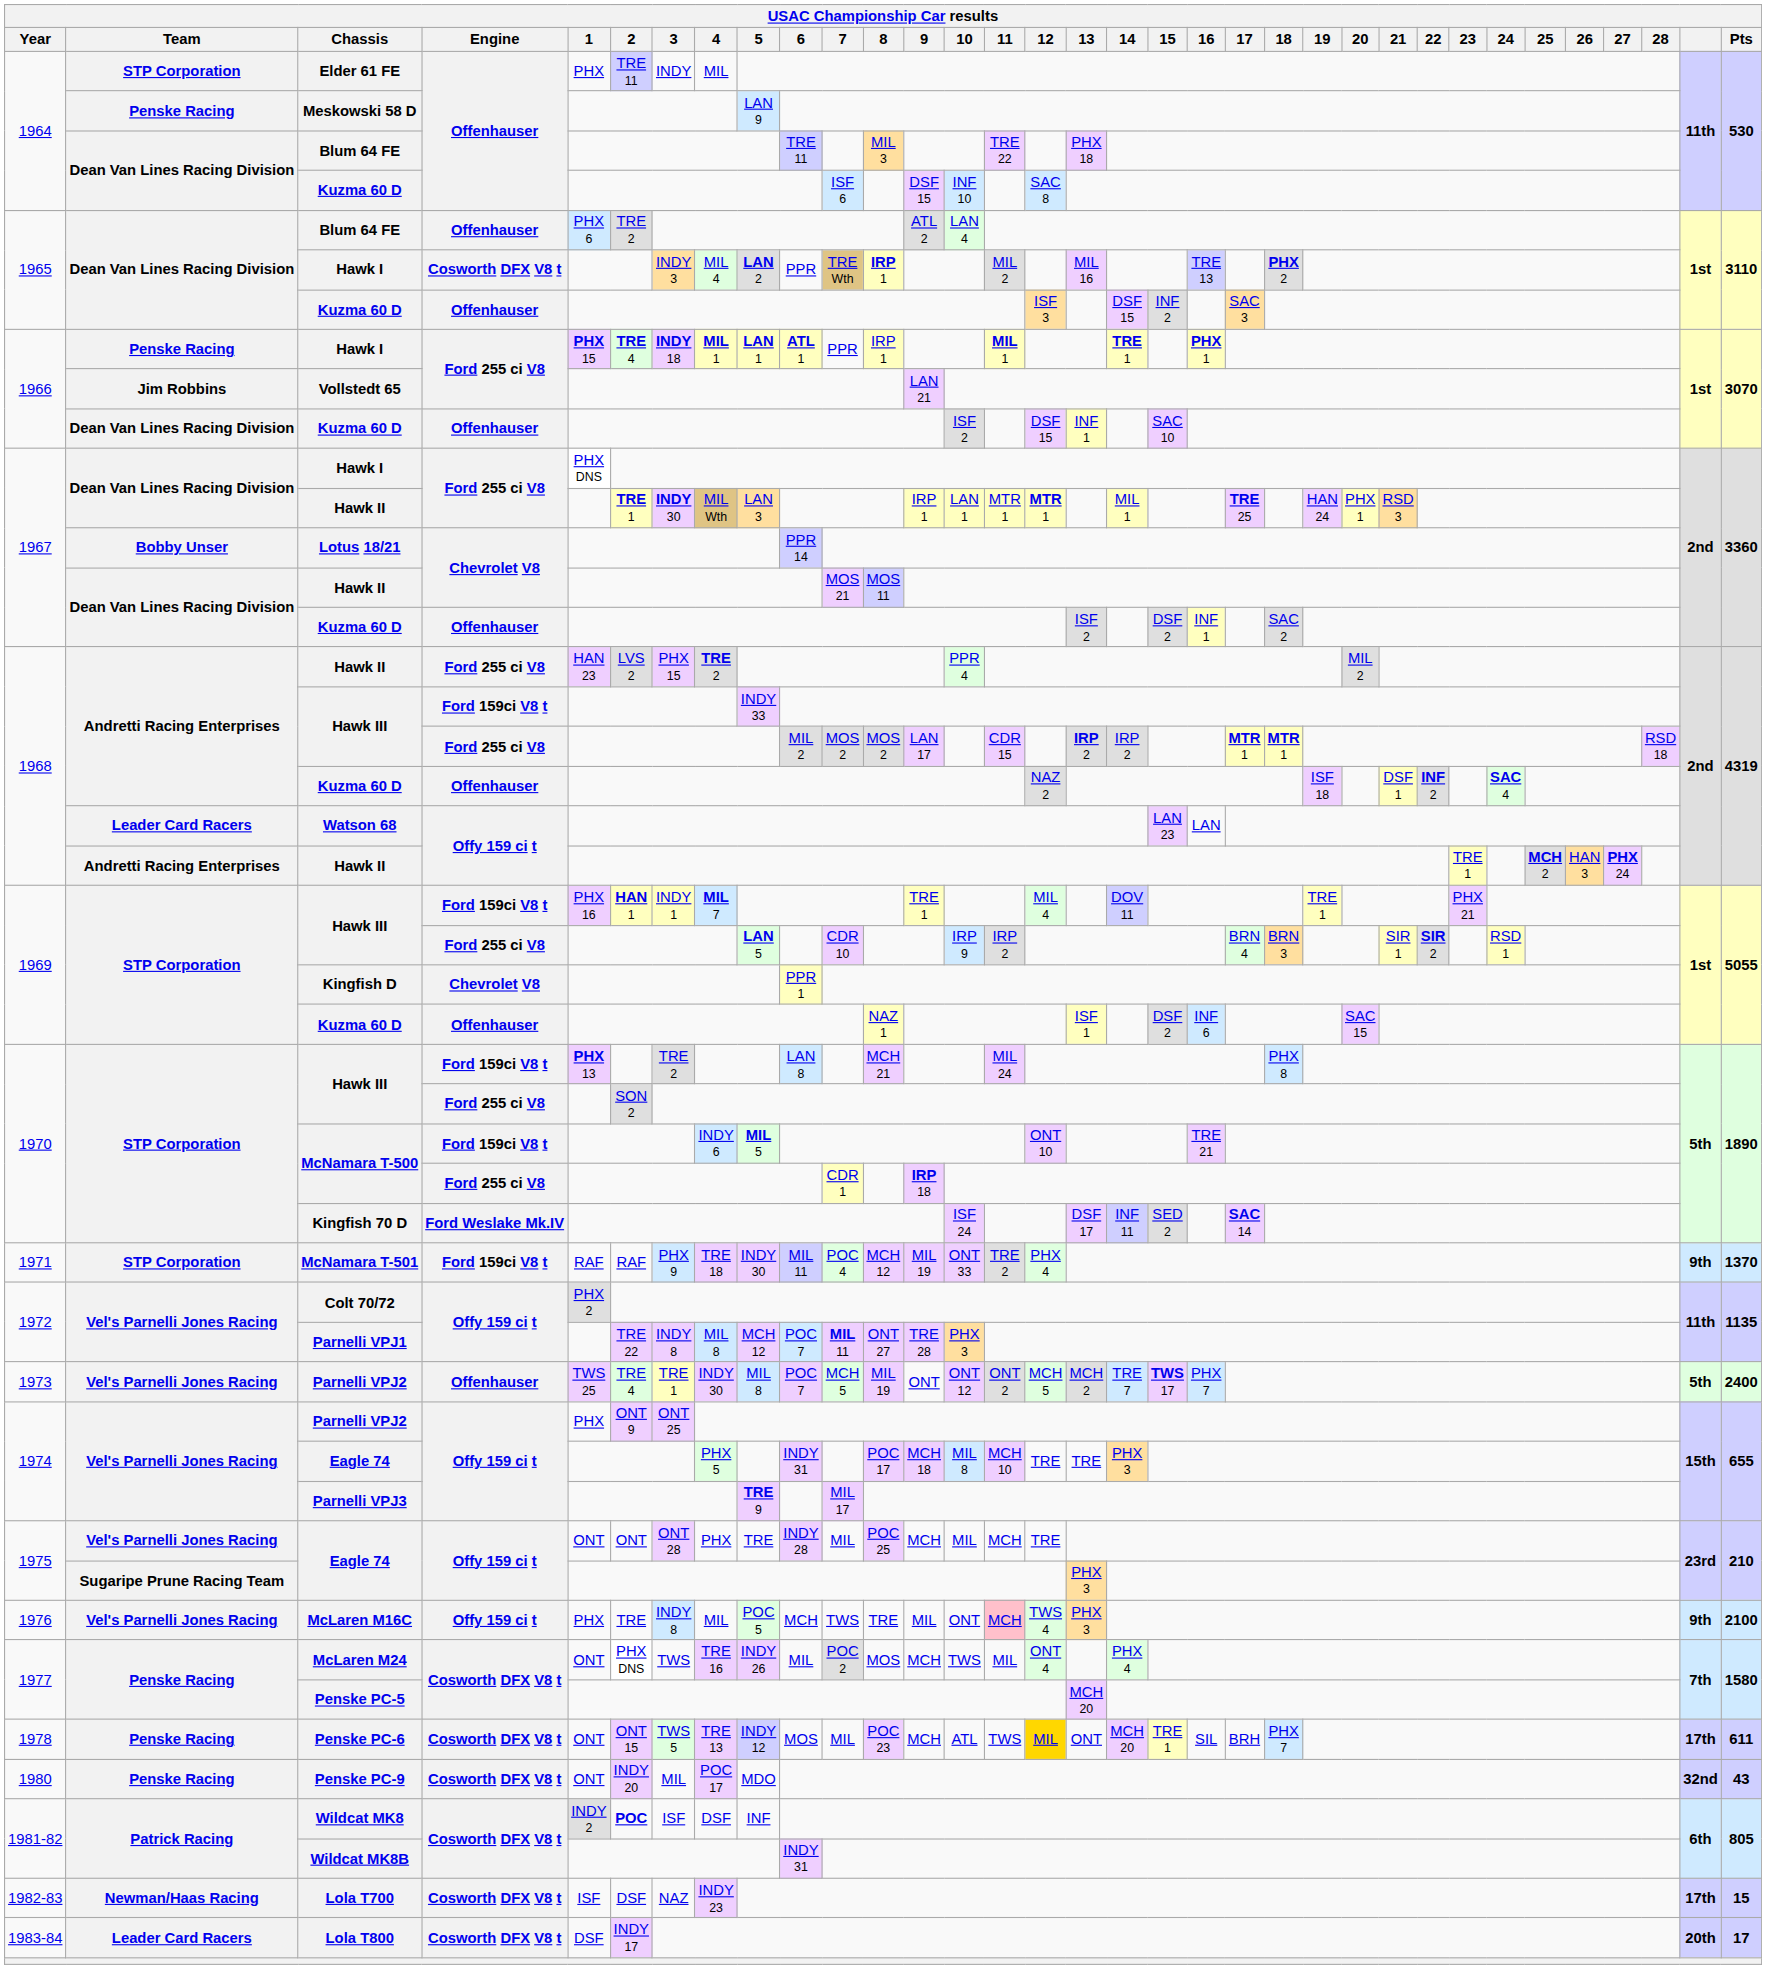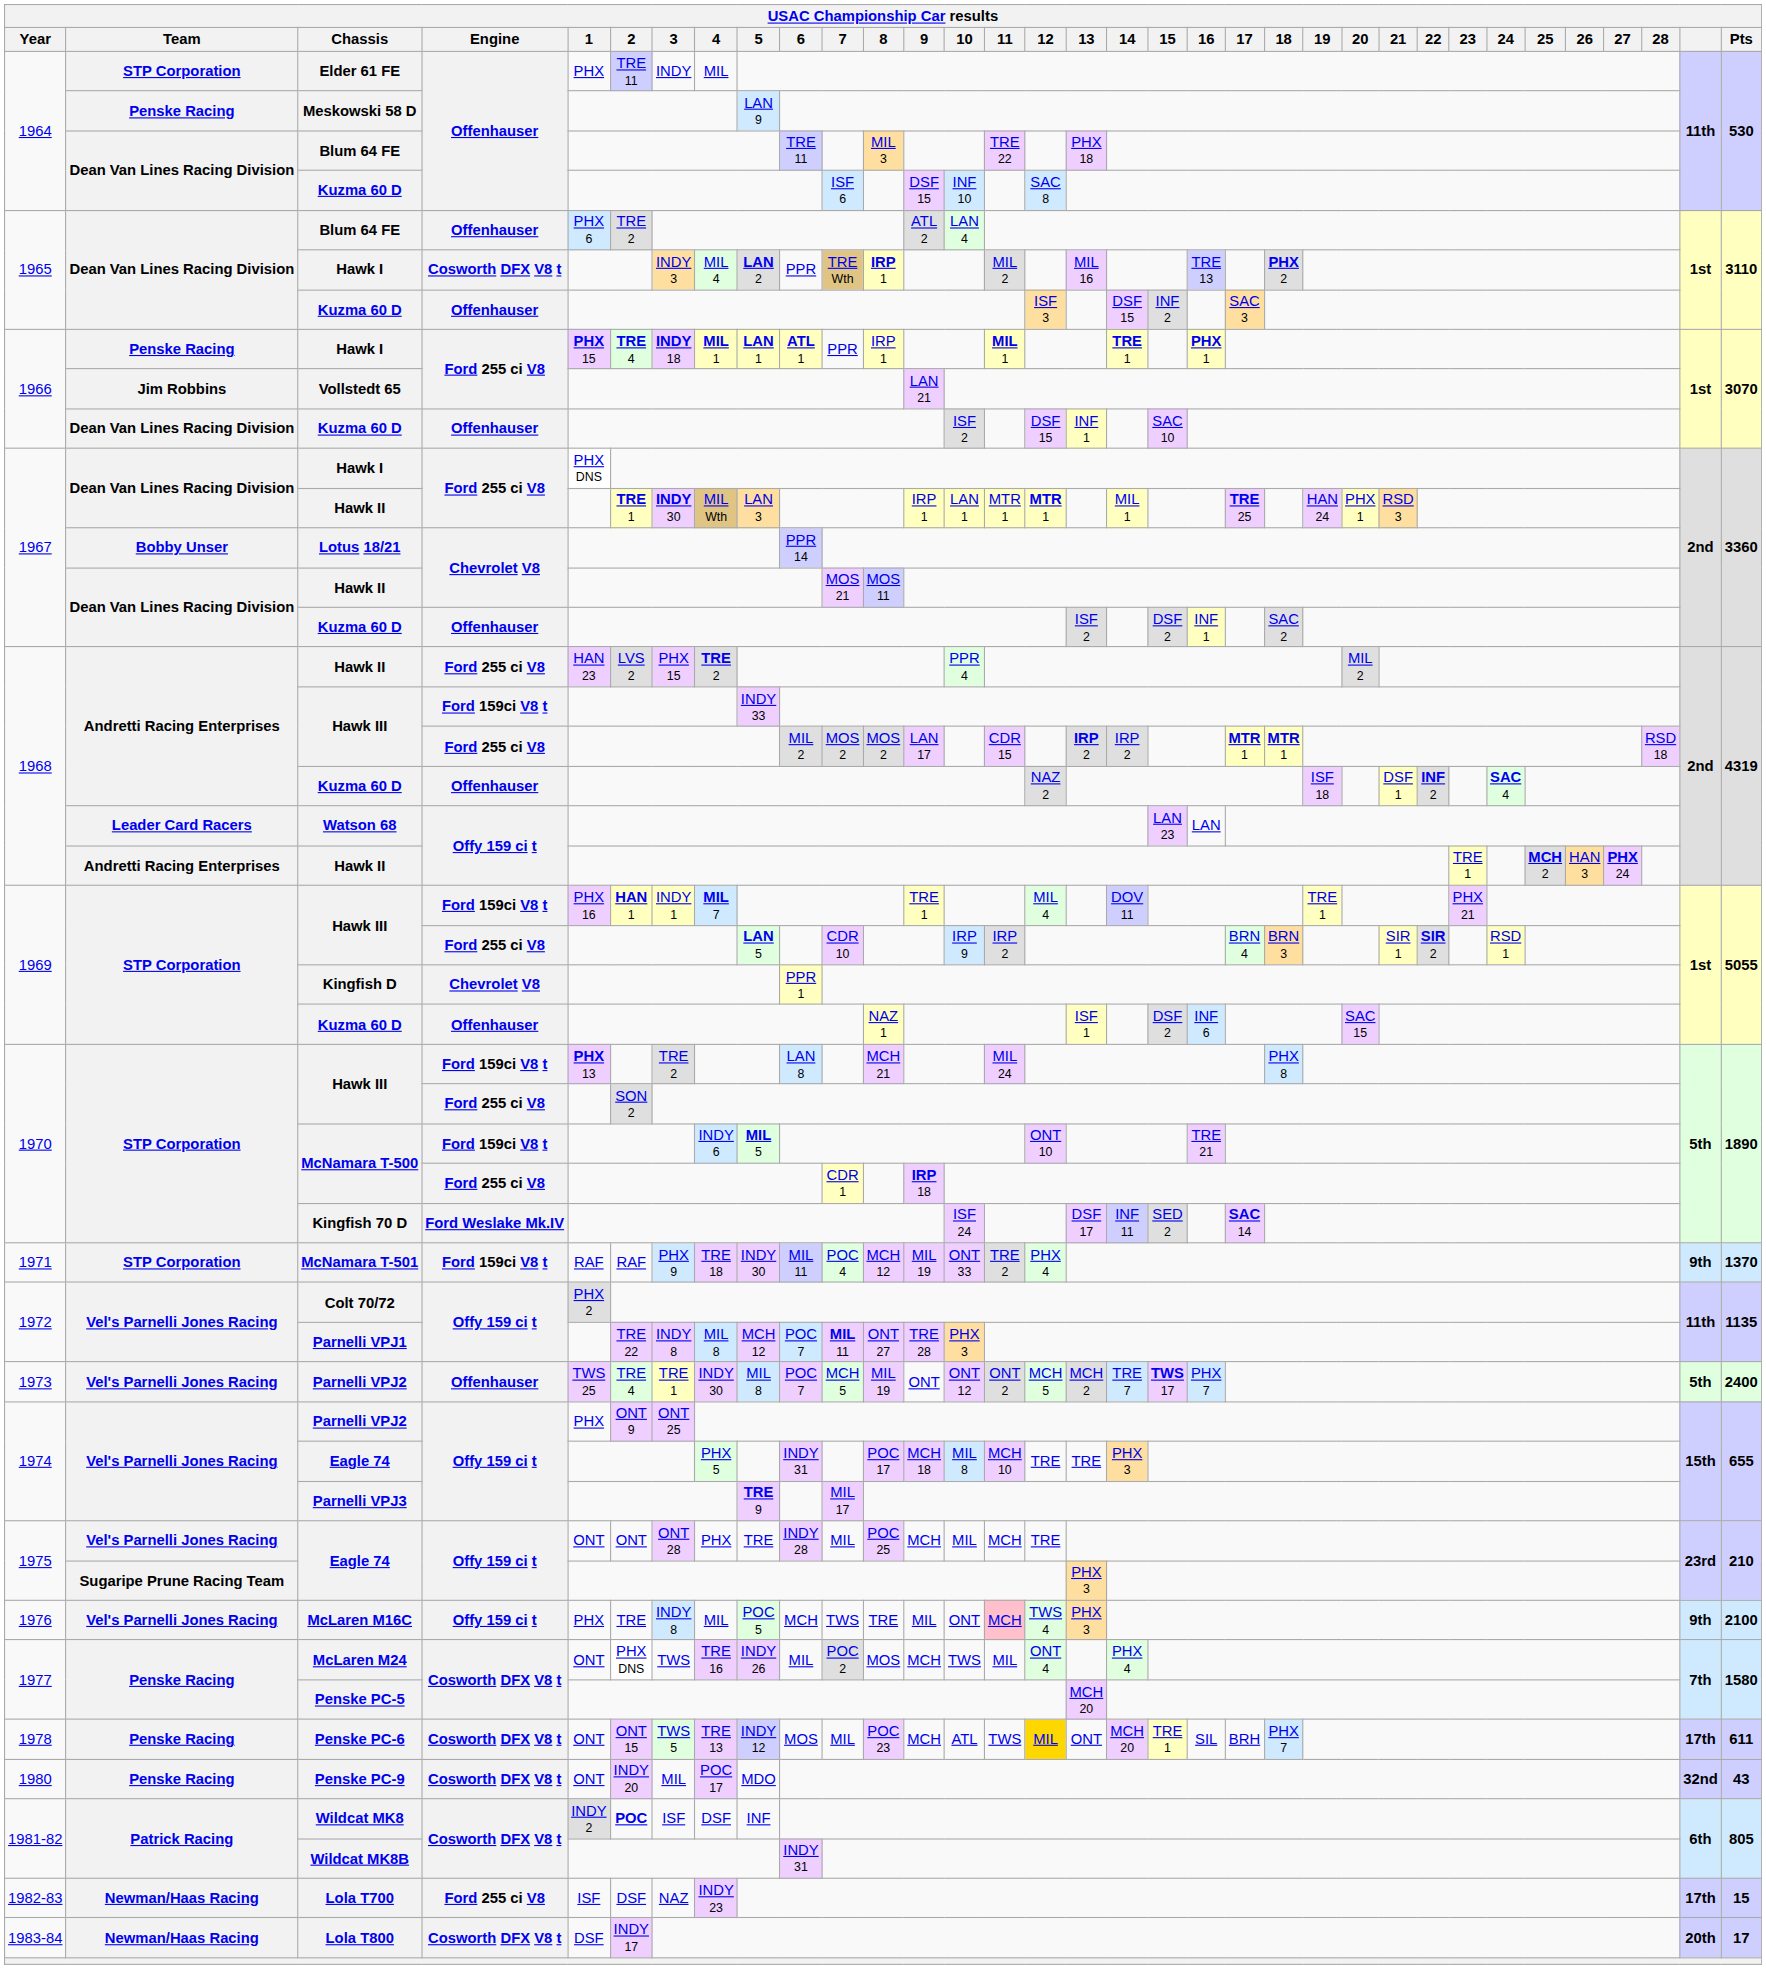(495, 1898) Cosworth DFX V8 t -> (495, 1898) Ford 255 ci V8
(182, 1937) Leader Card Racers -> (182, 1937) Newman/Haas Racing
